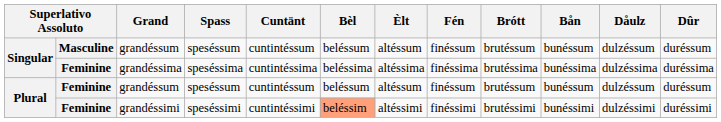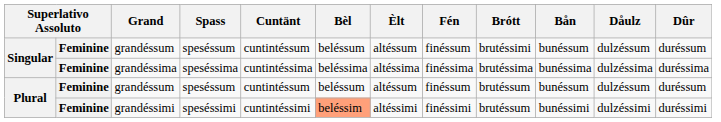(86, 48) Masculine -> (84, 48) Feminine
(509, 48) brutéssum -> (505, 48) brutéssimi
(510, 107) brutéssimi -> (505, 107) brutéssum
